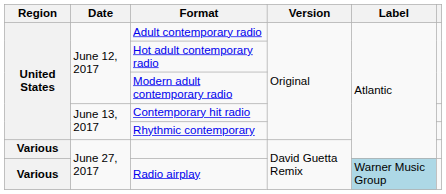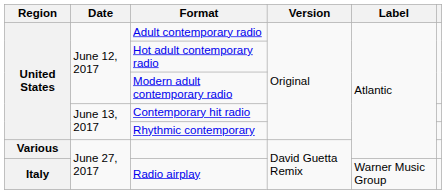(38, 173) Various -> (38, 173) Italy
(390, 173) lightblue background -> (390, 173) no background
